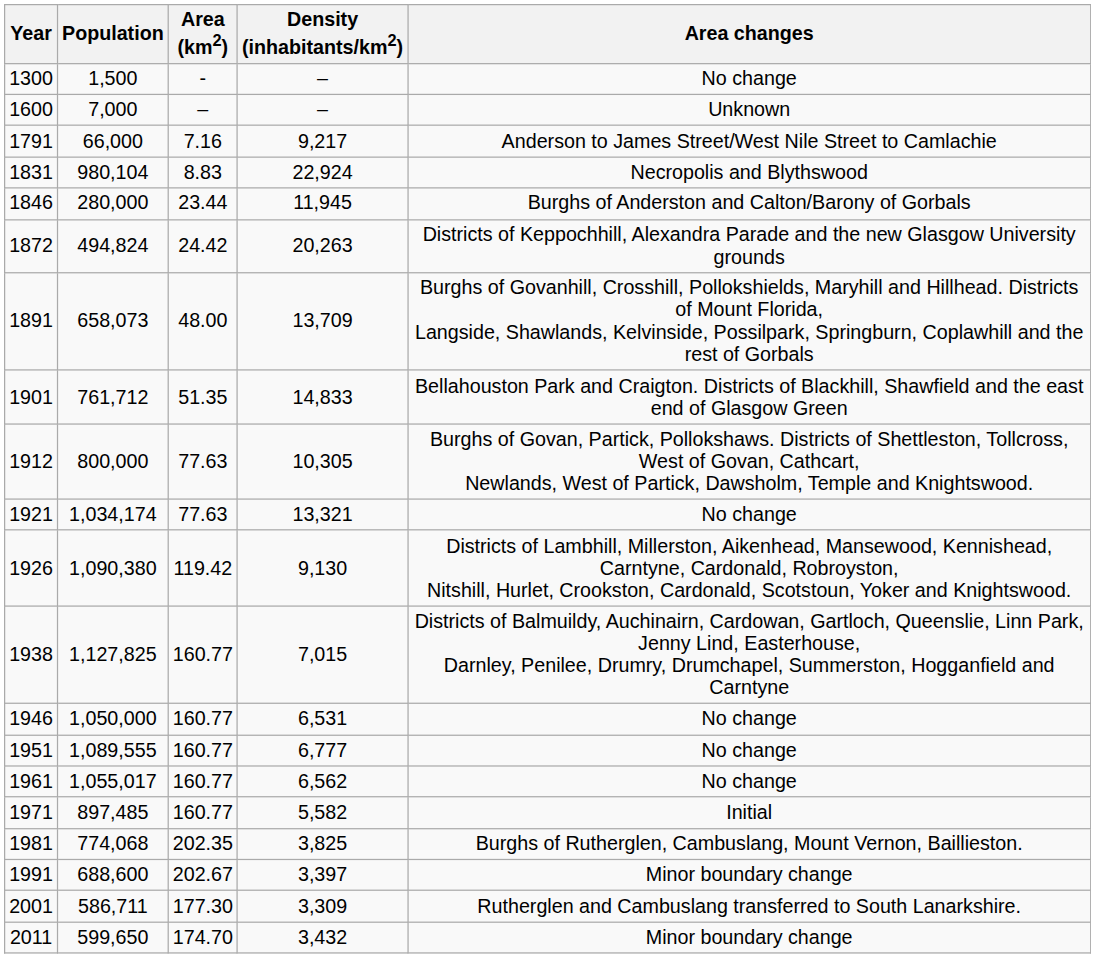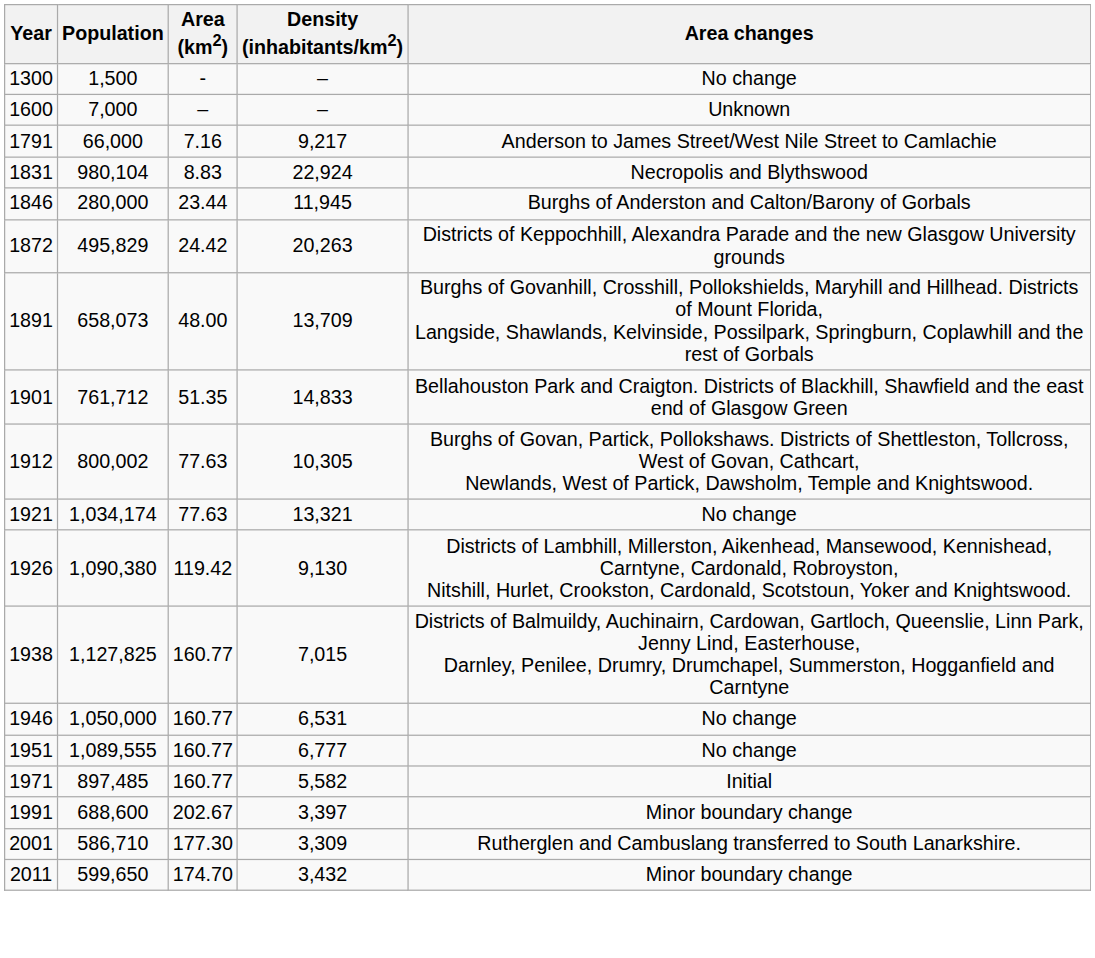(113, 245) 494,824 -> (113, 245) 495,829
(113, 461) 800,000 -> (113, 461) 800,002
- row: (31, 781)
- row: (31, 843)
(113, 906) 586,711 -> (113, 843) 586,710
